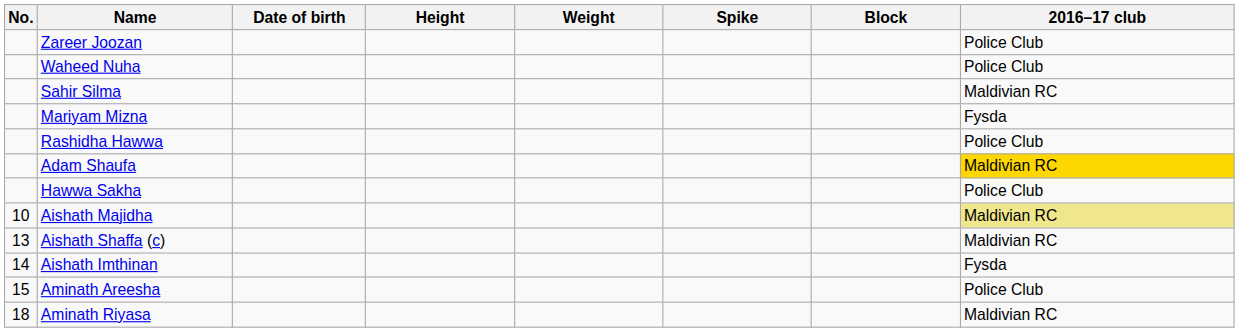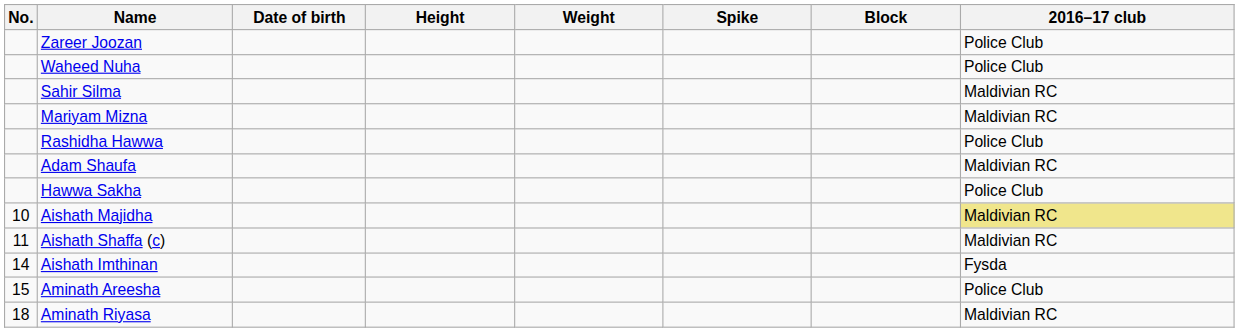(985, 117) Fysda -> (1011, 117) Maldivian RC
(1011, 166) gold background -> (1011, 166) no background
(21, 241) 13 -> (21, 241) 11
